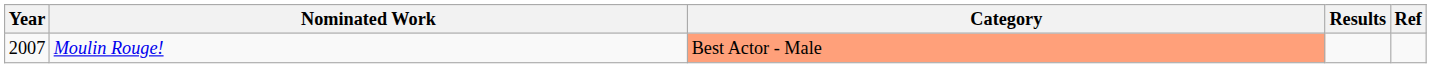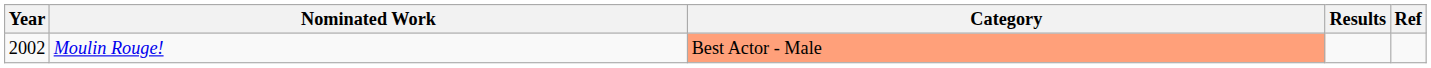(27, 47) 2007 -> (27, 47) 2002
